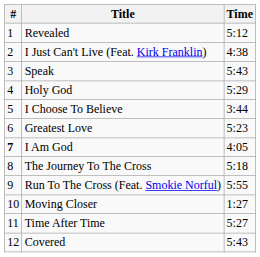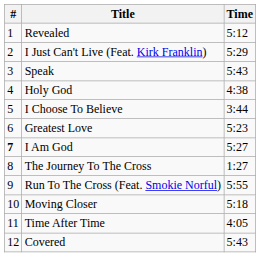(237, 52) 4:38 -> (237, 52) 5:29
(237, 90) 5:29 -> (237, 90) 4:38
(237, 147) 4:05 -> (237, 147) 5:27
(237, 166) 5:18 -> (237, 166) 1:27
(237, 204) 1:27 -> (237, 204) 5:18
(237, 223) 5:27 -> (237, 223) 4:05
